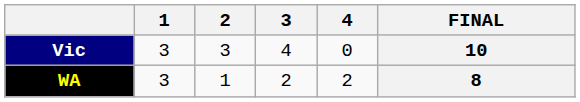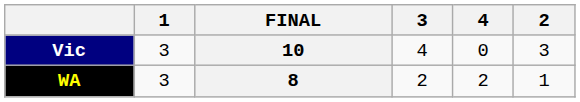columns swapped: (225, 20) <-> (476, 20)
